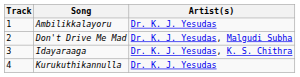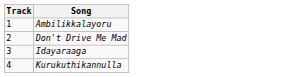- column: (212, 11)
